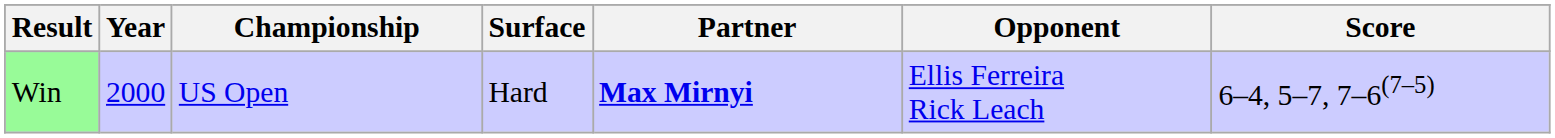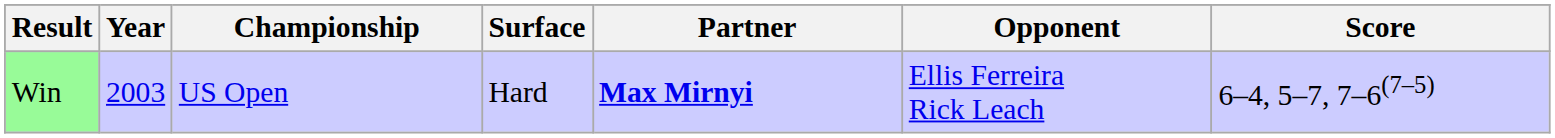(136, 91) 2000 -> (136, 91) 2003
